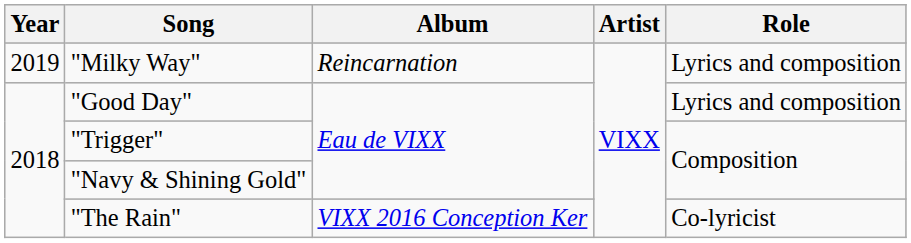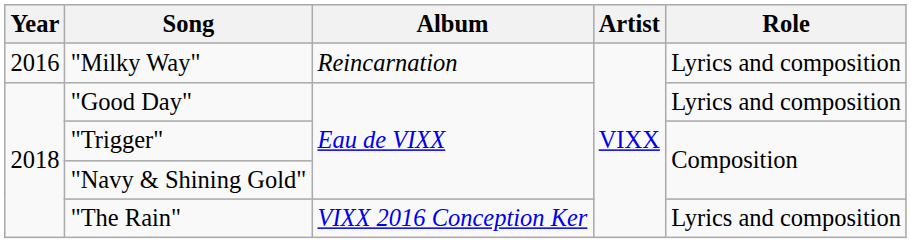(35, 62) 2019 -> (35, 62) 2016
(724, 218) Co-lyricist -> (786, 218) Lyrics and composition
